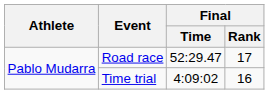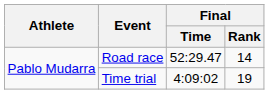(244, 58) 17 -> (244, 58) 14
(244, 79) 16 -> (244, 79) 19
